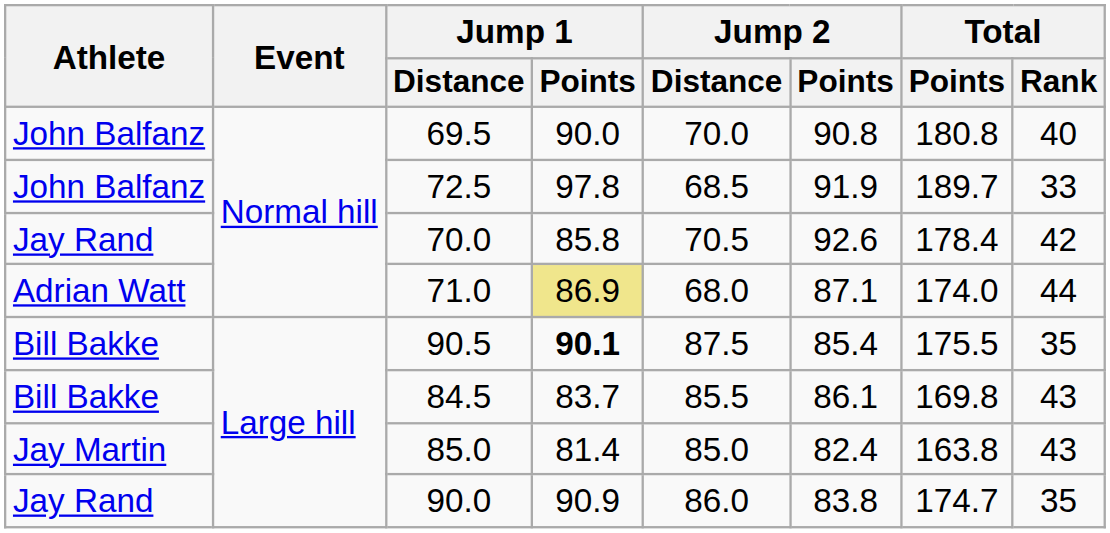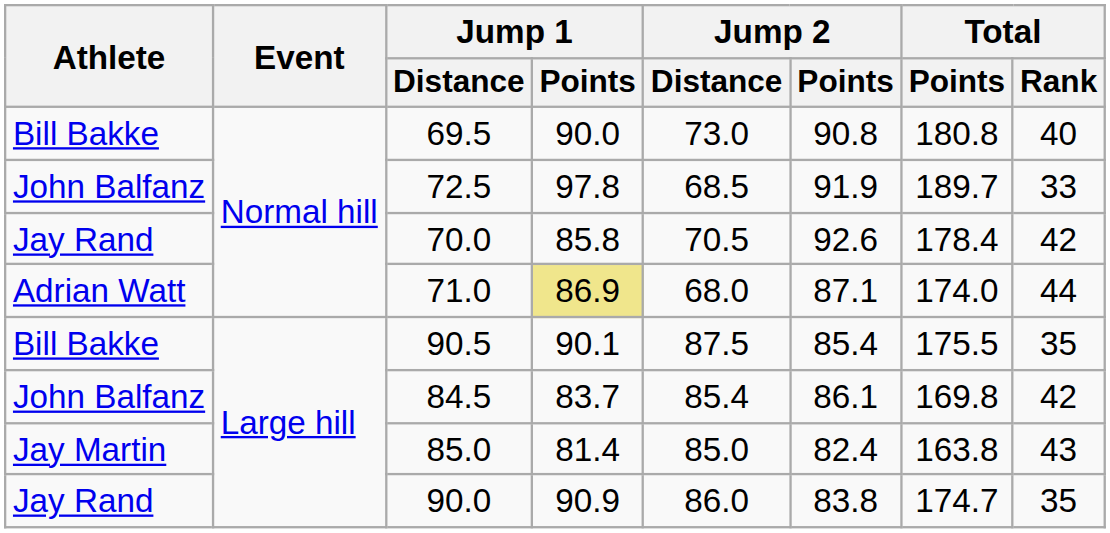(109, 134) John Balfanz -> (86, 134) Bill Bakke
(717, 134) 70.0 -> (717, 134) 73.0
(588, 344) bold -> (588, 344) normal
(86, 397) Bill Bakke -> (109, 397) John Balfanz
(717, 397) 85.5 -> (717, 397) 85.4
(1059, 397) 43 -> (1059, 397) 42
